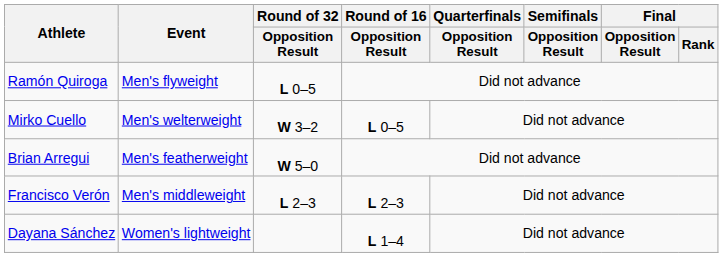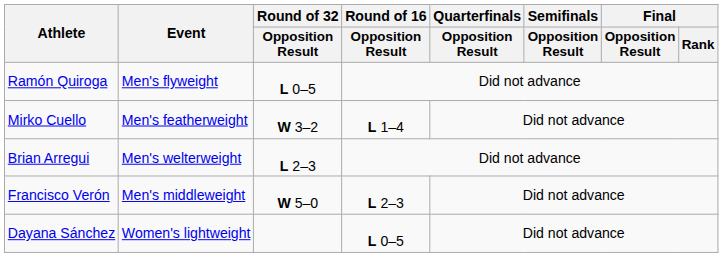(182, 120) Men's welterweight -> (185, 120) Men's featherweight
(386, 128) L 0–5 -> (386, 128) L 1–4
(185, 158) Men's featherweight -> (182, 158) Men's welterweight
(298, 166) W 5–0 -> (298, 166) L 2–3
(298, 204) L 2–3 -> (298, 204) W 5–0
(386, 242) L 1–4 -> (386, 242) L 0–5
